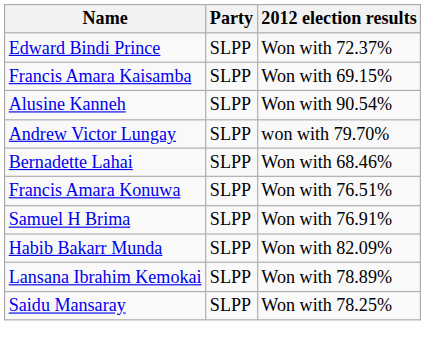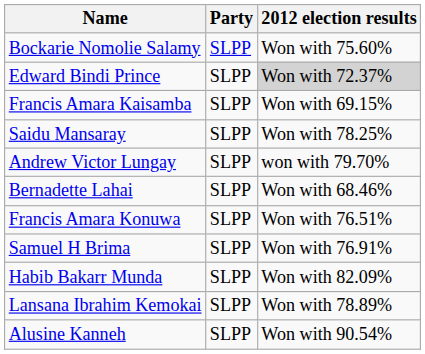+ row: (105, 47)
(327, 47) no background -> (327, 76) lightgrey background
rows swapped: (67, 305) <-> (67, 104)
